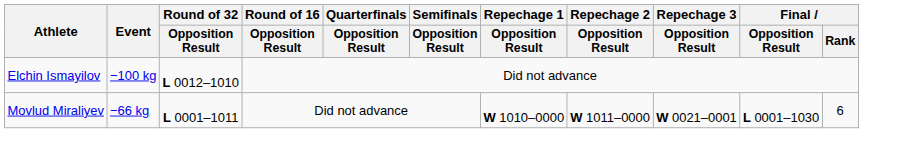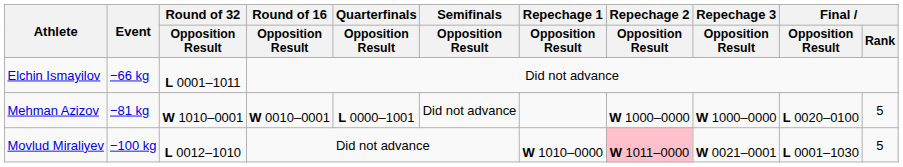(133, 76) −100 kg -> (130, 76) −66 kg
(201, 83) L 0012–1010 -> (203, 83) L 0001–1011
+ row: (53, 110)
(130, 110) −66 kg -> (133, 145) −100 kg
(201, 118) L 0001–1011 -> (203, 153) L 0012–1010
(610, 118) no background -> (649, 153) pink background
(840, 110) 6 -> (880, 145) 5
